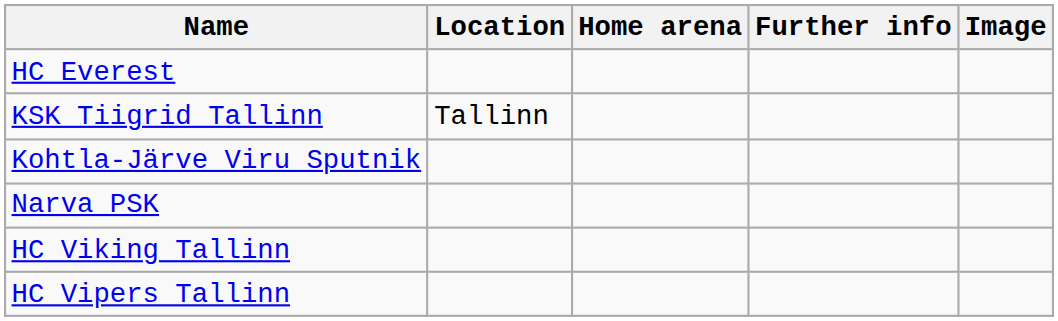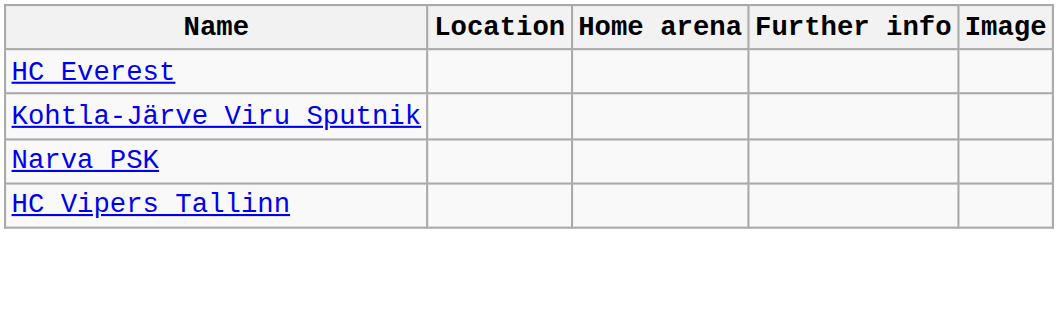- row: (167, 116)
- row: (151, 250)
